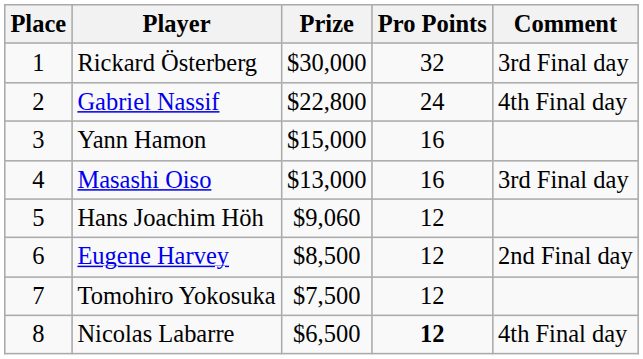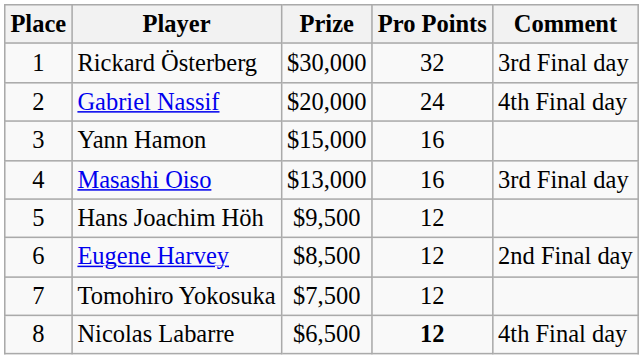(327, 101) $22,800 -> (327, 101) $20,000
(327, 218) $9,060 -> (327, 218) $9,500
